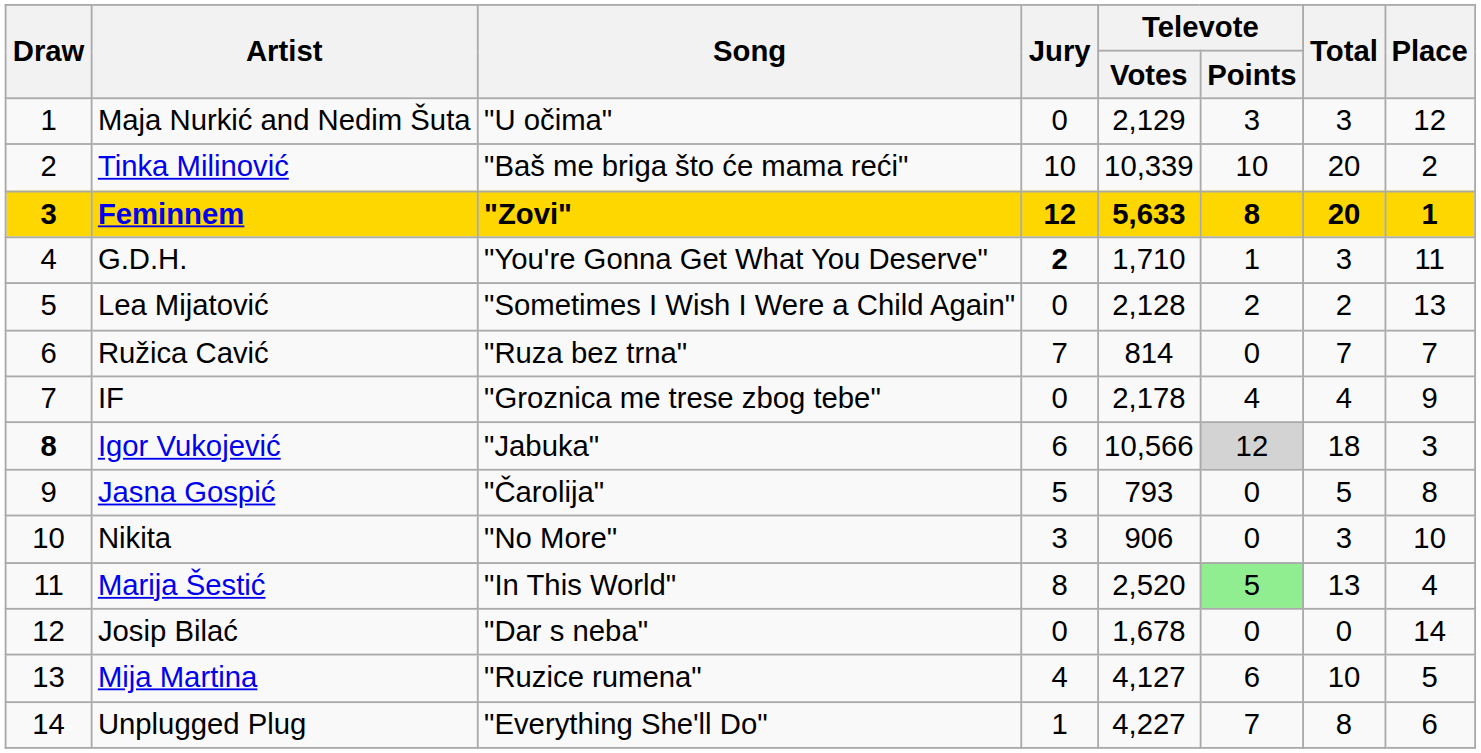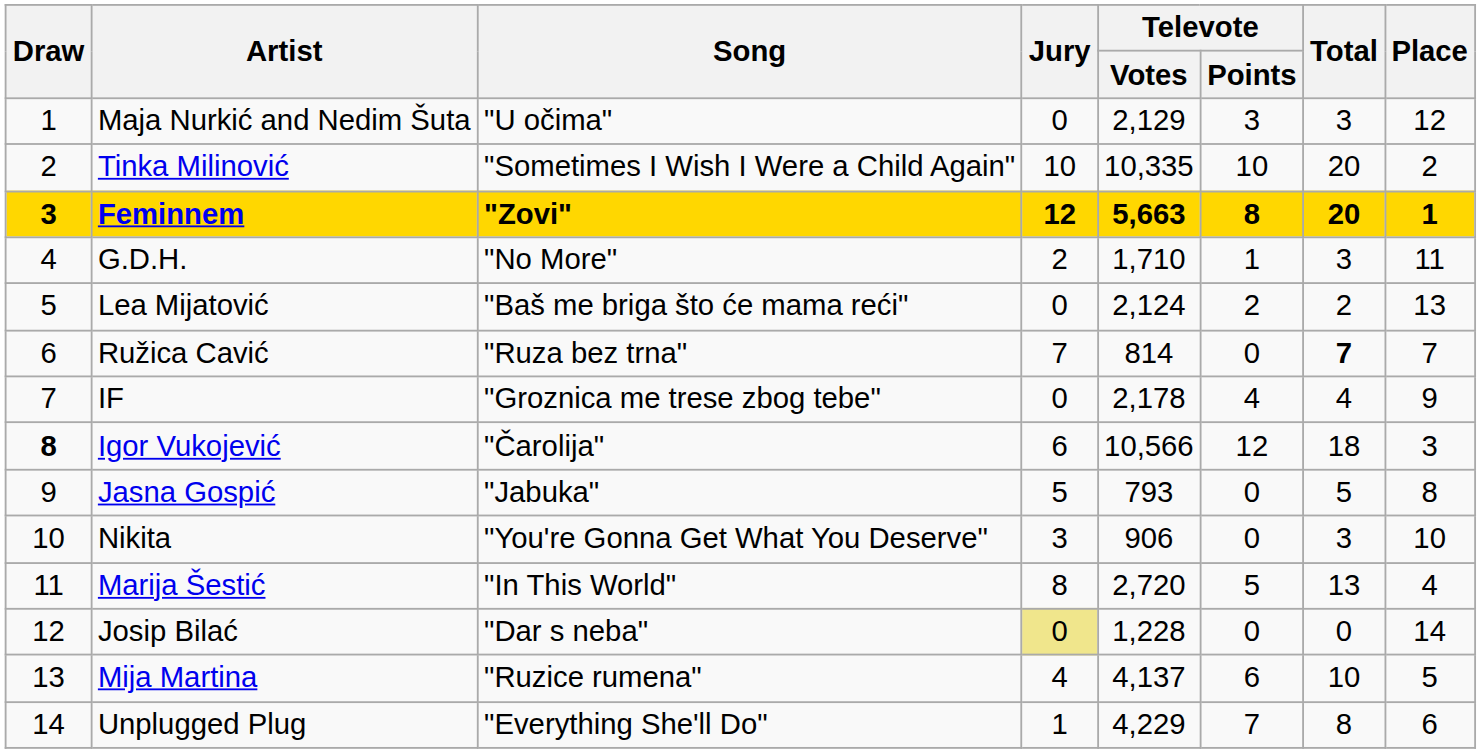(696, 167) "Baš me briga što će mama reći" -> (750, 167) "Sometimes I Wish I Were a Child Again"
(1149, 167) 10,339 -> (1149, 167) 10,335
(1149, 213) 5,633 -> (1149, 213) 5,663
(736, 259) "You're Gonna Get What You Deserve" -> (551, 259) "No More"
(1060, 259) bold -> (1060, 259) normal
(750, 306) "Sometimes I Wish I Were a Child Again" -> (696, 306) "Baš me briga što će mama reći"
(1149, 306) 2,128 -> (1149, 306) 2,124
(1344, 352) normal -> (1344, 352) bold
(542, 445) "Jabuka" -> (544, 445) "Čarolija"
(1252, 445) lightgrey background -> (1252, 445) no background
(544, 492) "Čarolija" -> (542, 492) "Jabuka"
(551, 538) "No More" -> (736, 538) "You're Gonna Get What You Deserve"
(1149, 584) 2,520 -> (1149, 584) 2,720
(1252, 584) lightgreen background -> (1252, 584) no background
(1060, 631) no background -> (1060, 631) khaki background
(1149, 631) 1,678 -> (1149, 631) 1,228
(1149, 677) 4,127 -> (1149, 677) 4,137
(1149, 724) 4,227 -> (1149, 724) 4,229
